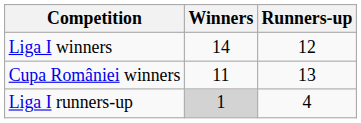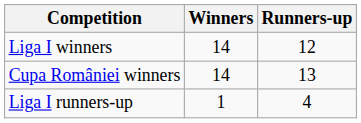(221, 74) 11 -> (221, 74) 14
(221, 103) lightgrey background -> (221, 103) no background
